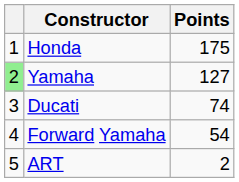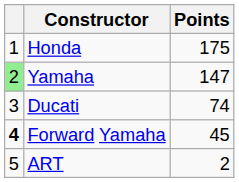(215, 77) 127 -> (215, 77) 147
(14, 135) normal -> (14, 135) bold
(220, 135) 54 -> (220, 135) 45
